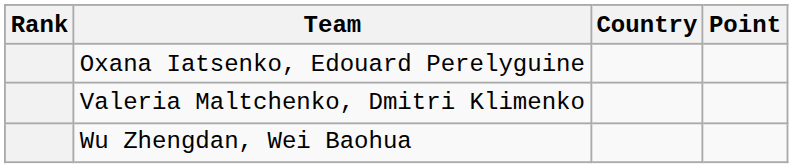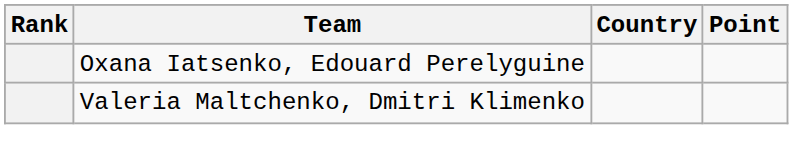- row: (246, 142)
